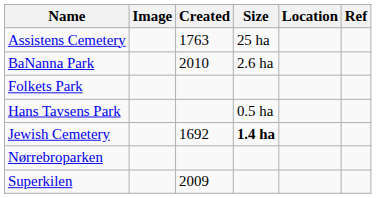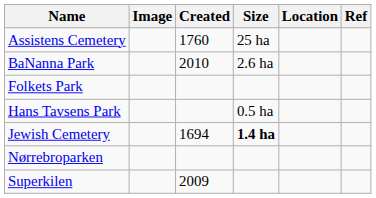(194, 39) 1763 -> (194, 39) 1760
(194, 134) 1692 -> (194, 134) 1694
